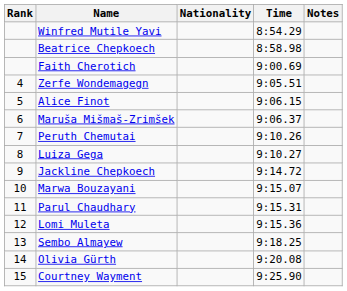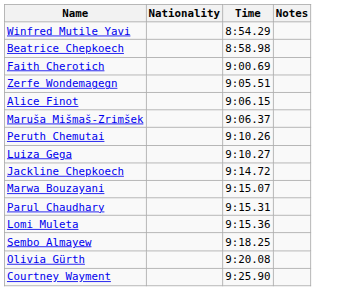- column: (20, 13)
